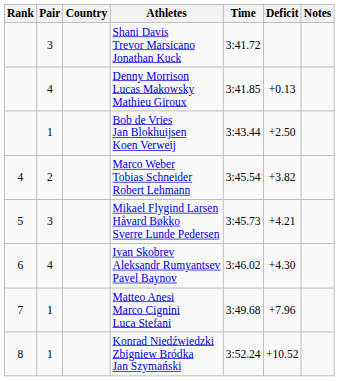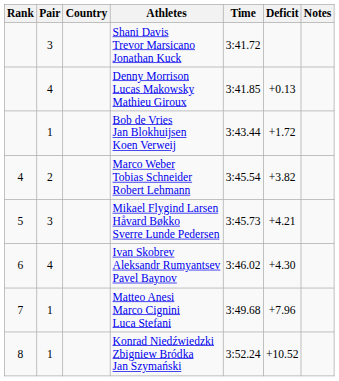(282, 133) +2.50 -> (282, 133) +1.72
